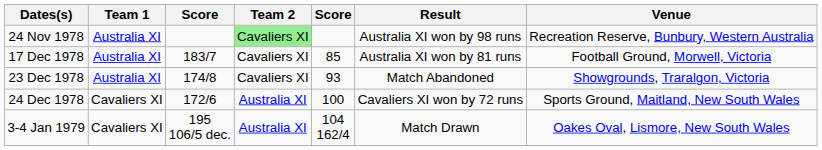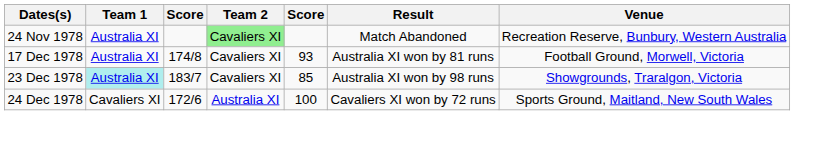(440, 36) Australia XI won by 98 runs -> (413, 36) Match Abandoned
(200, 57) 183/7 -> (185, 57) 174/8
(333, 57) 85 -> (306, 57) 93
(127, 78) no background -> (125, 78) paleturquoise background
(200, 78) 174/8 -> (185, 78) 183/7
(333, 78) 93 -> (306, 78) 85
(440, 78) Match Abandoned -> (413, 78) Australia XI won by 98 runs
- row: (46, 127)
